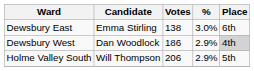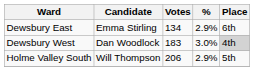(173, 27) 138 -> (173, 27) 134
(206, 27) 3.0% -> (206, 27) 2.9%
(173, 43) 186 -> (173, 43) 183
(206, 43) 2.9% -> (206, 43) 3.0%
